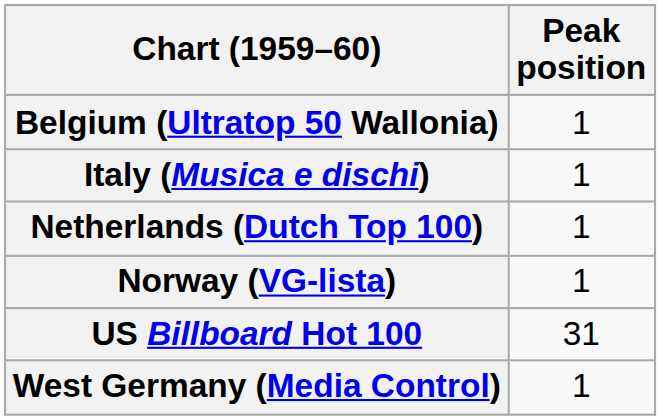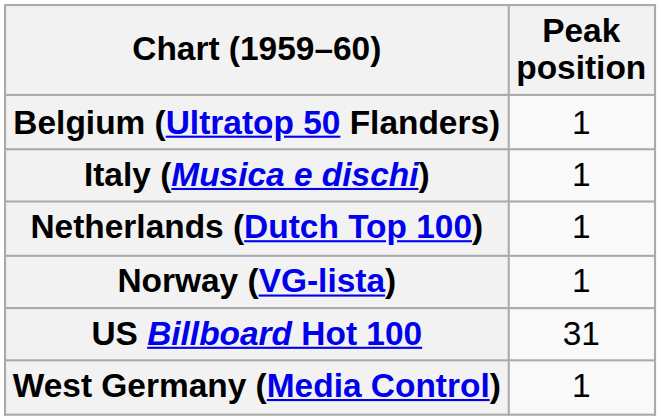+ row: (257, 121)
- row: (257, 121)
